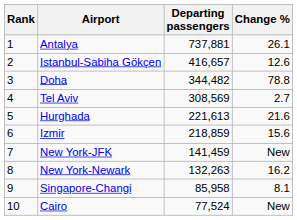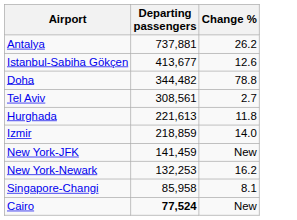- column: (21, 19)
(279, 44) 26.1 -> (246, 44) 26.2
(209, 62) 416,657 -> (176, 62) 413,677
(209, 98) 308,569 -> (176, 98) 308,561
(279, 116) 21.6 -> (246, 116) 11.8
(279, 134) 15.6 -> (246, 134) 14.0
(209, 170) 132,263 -> (176, 170) 132,253
(212, 206) normal -> (179, 206) bold
